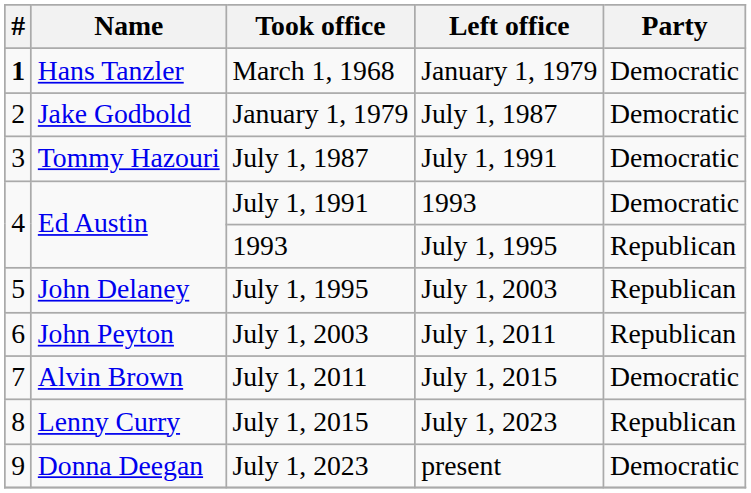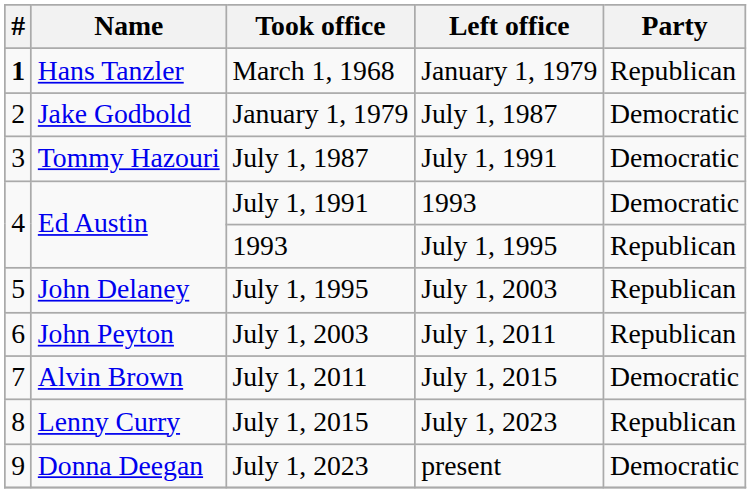(675, 70) Democratic -> (673, 70) Republican
